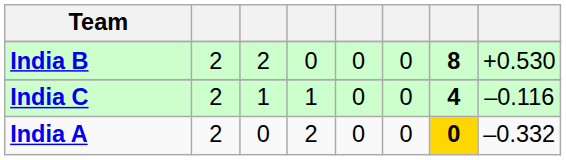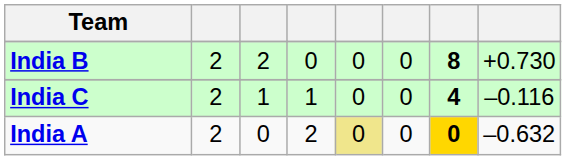(519, 60) +0.530 -> (519, 60) +0.730
(359, 135) no background -> (359, 135) khaki background
(519, 135) –0.332 -> (519, 135) –0.632
